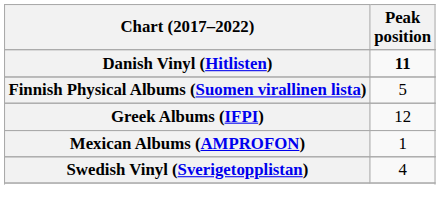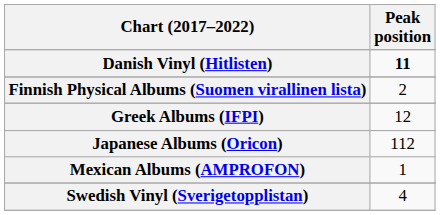(403, 90) 5 -> (403, 90) 2
+ row: (187, 143)
